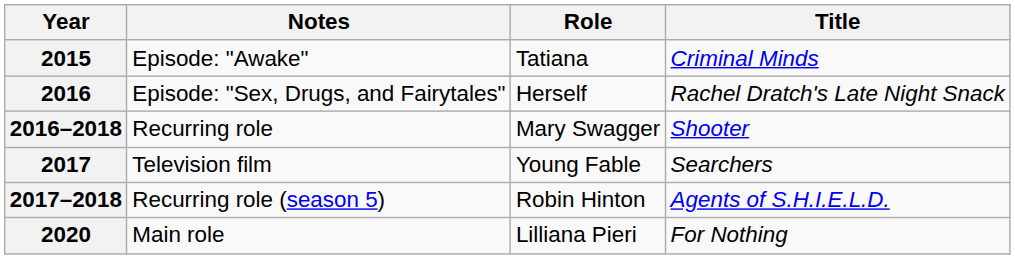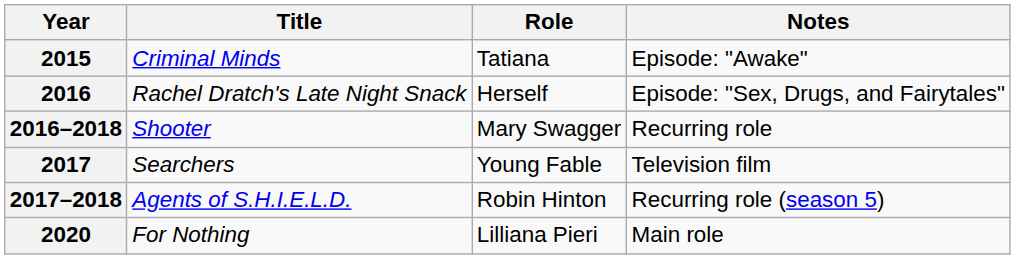columns swapped: (838, 22) <-> (319, 22)
